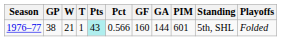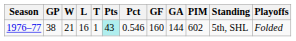+ column: (84, 12)
(119, 28) 0.566 -> (133, 28) 0.546
(181, 28) 601 -> (195, 28) 602
